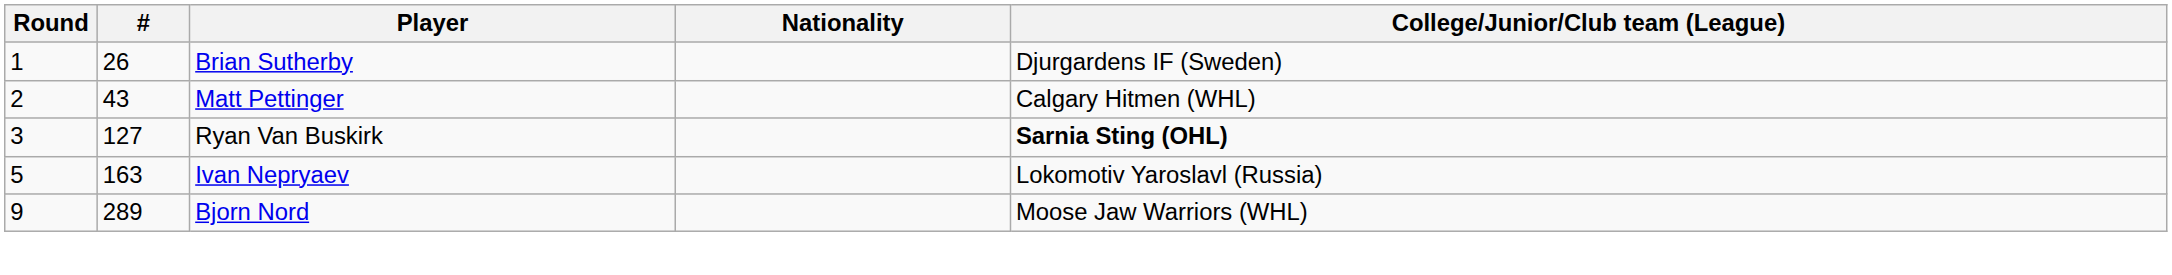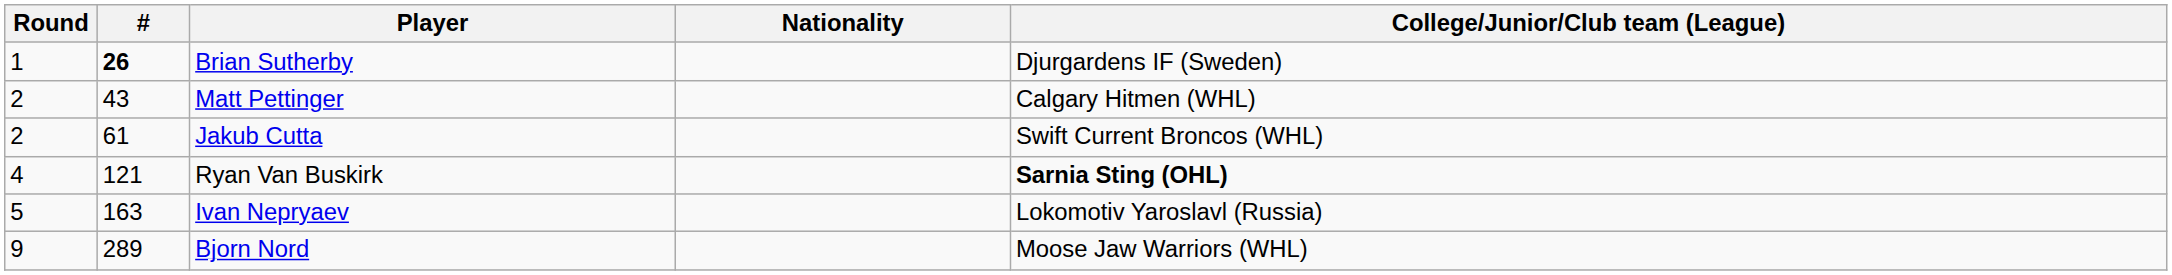(116, 61) normal -> (116, 61) bold
+ row: (259, 136)
(17, 136) 3 -> (17, 174) 4
(123, 136) 127 -> (123, 174) 121
